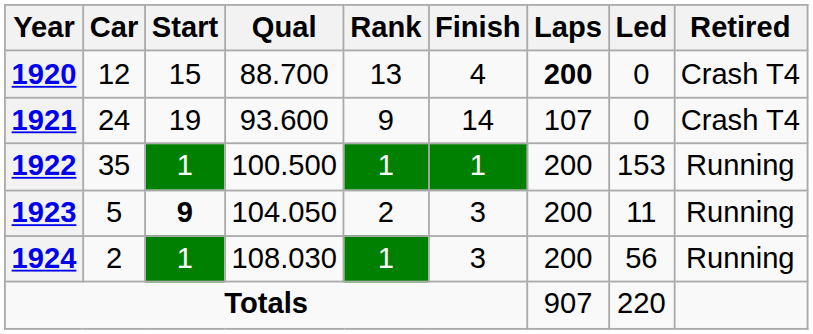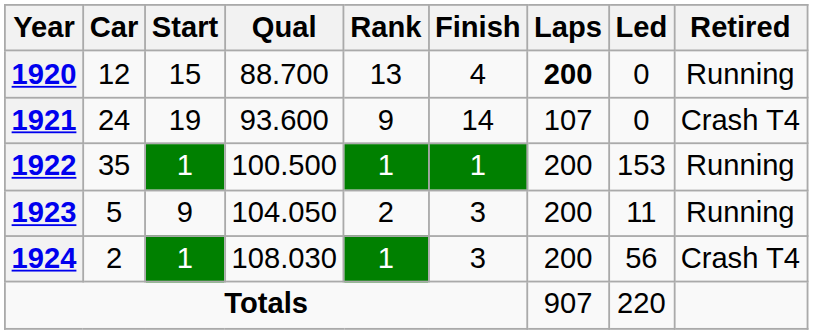(740, 73) Crash T4 -> (740, 73) Running
(185, 212) bold -> (185, 212) normal
(740, 258) Running -> (740, 258) Crash T4
